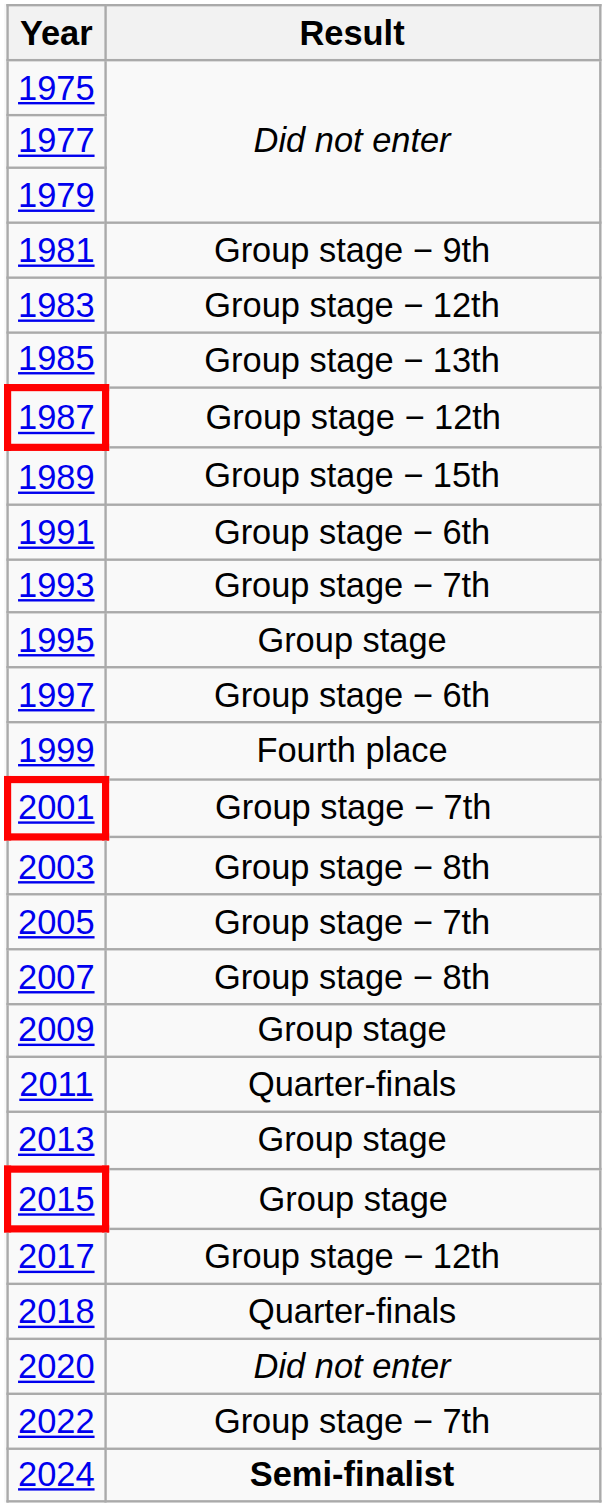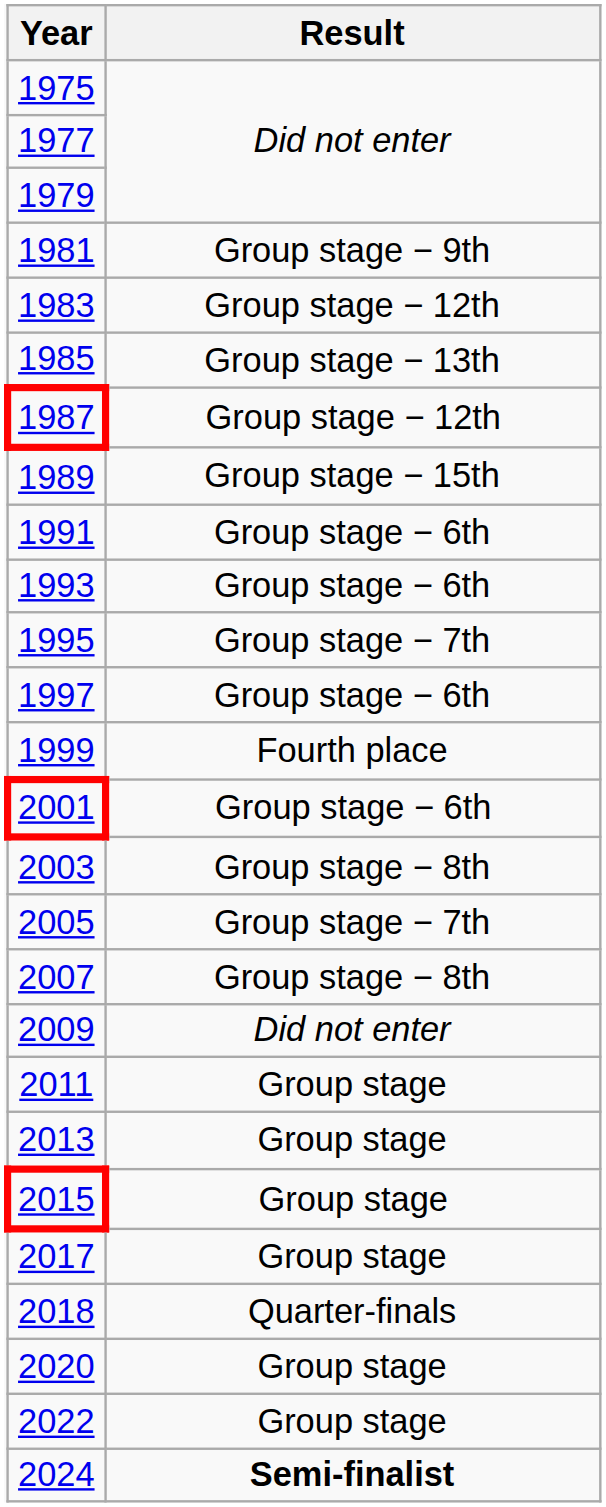(352, 586) Group stage − 7th -> (352, 586) Group stage − 6th
(352, 640) Group stage -> (352, 640) Group stage − 7th
(353, 808) Group stage − 7th -> (353, 808) Group stage − 6th
(352, 1031) Group stage -> (352, 1031) Did not enter
(352, 1085) Quarter-finals -> (352, 1085) Group stage
(352, 1256) Group stage − 12th -> (352, 1256) Group stage
(352, 1366) Did not enter -> (352, 1366) Group stage
(352, 1421) Group stage − 7th -> (352, 1421) Group stage
